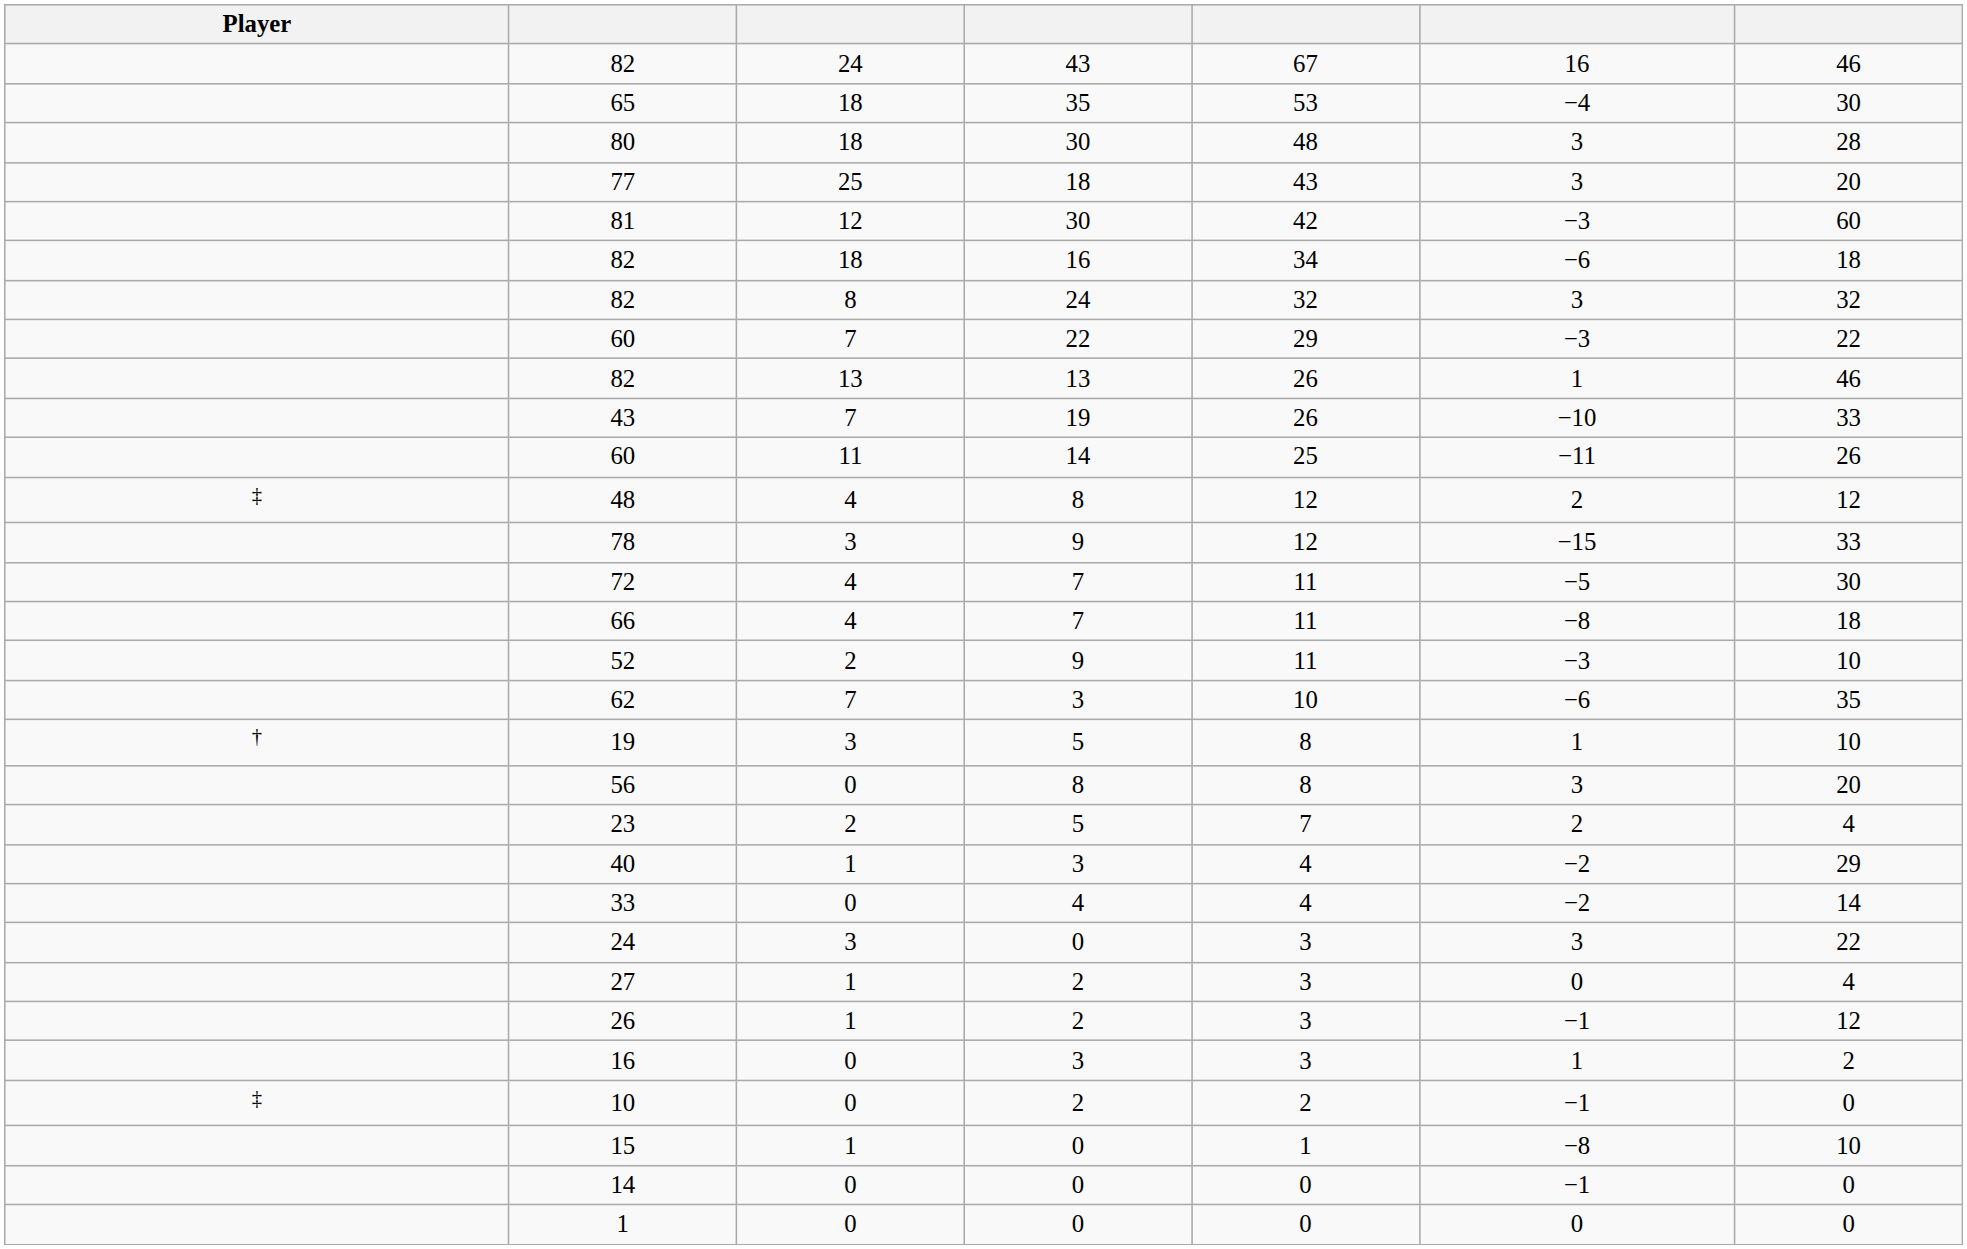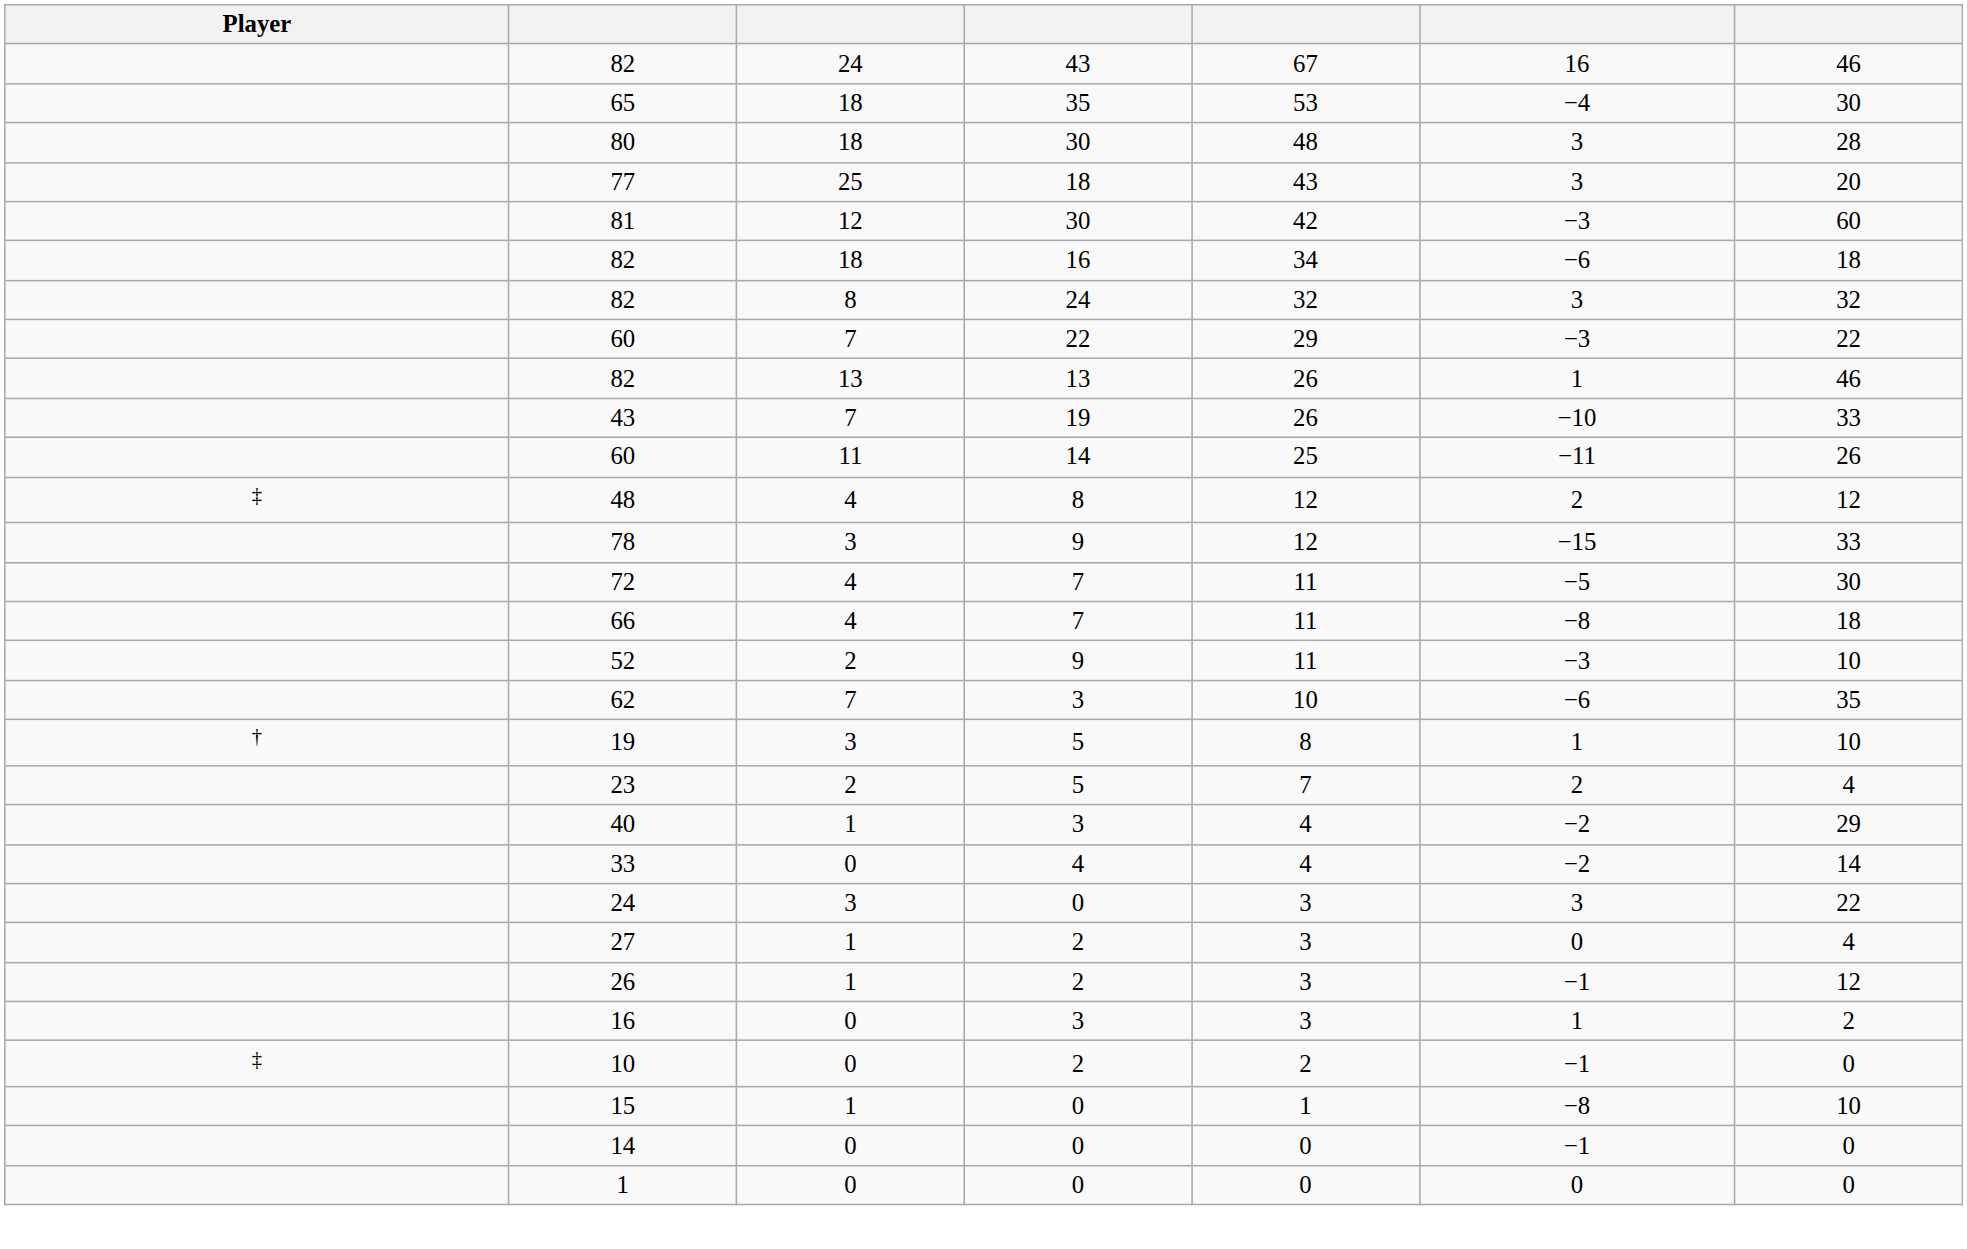- row: (623, 784)
